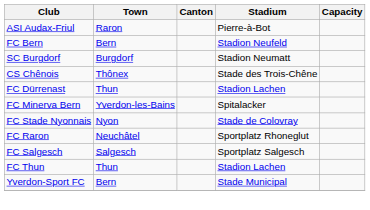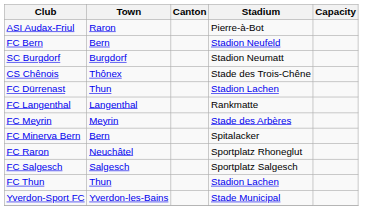+ row: (39, 105)
+ row: (29, 120)
(135, 105) Yverdon-les-Bains -> (99, 136) Bern
- row: (49, 120)
(106, 182) Bern -> (129, 197) Yverdon-les-Bains
